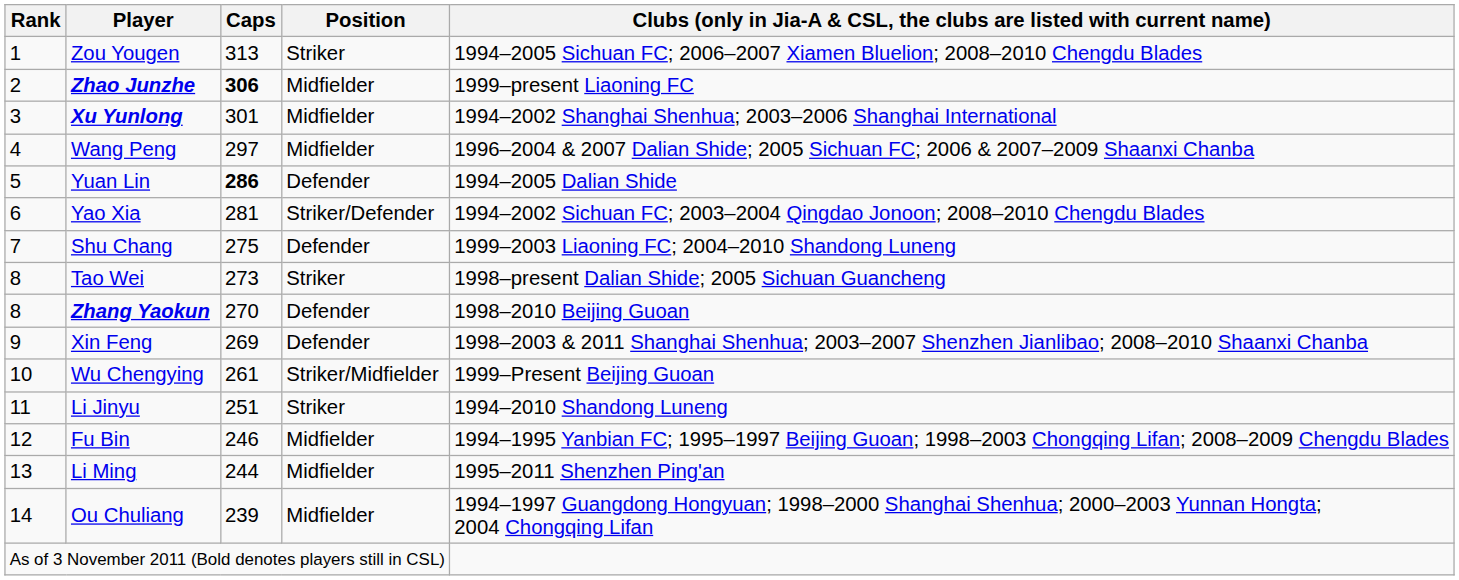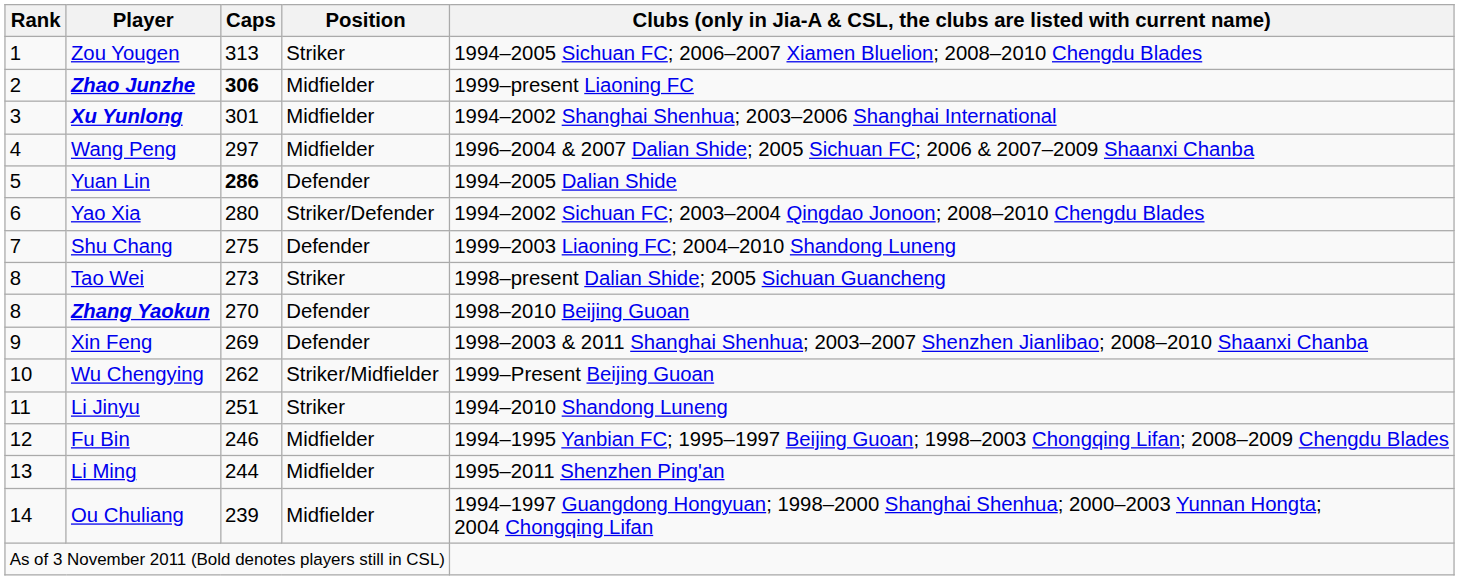(242, 213) 281 -> (242, 213) 280
(242, 375) 261 -> (242, 375) 262
